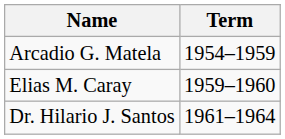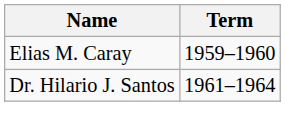- row: (85, 52)
